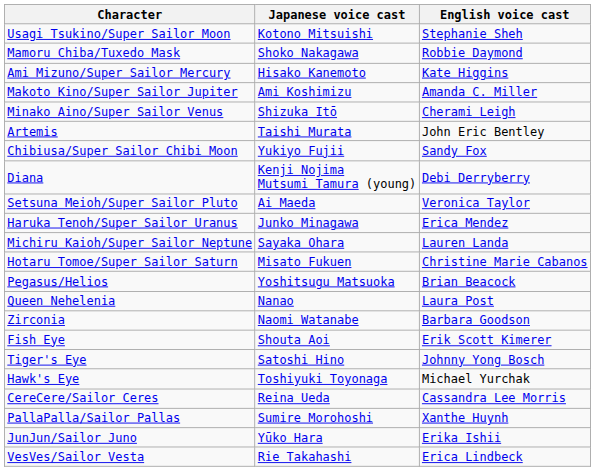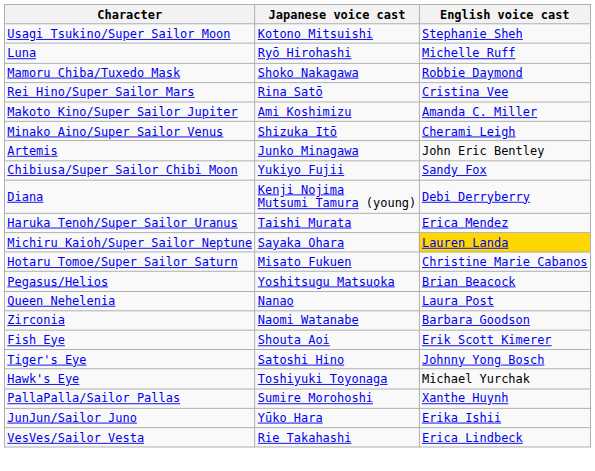+ row: (22, 53)
- row: (119, 73)
+ row: (101, 92)
(305, 131) Taishi Murata -> (308, 151) Junko Minagawa
- row: (123, 203)
(308, 223) Junko Minagawa -> (305, 223) Taishi Murata
(465, 242) no background -> (465, 242) gold background
- row: (83, 398)
